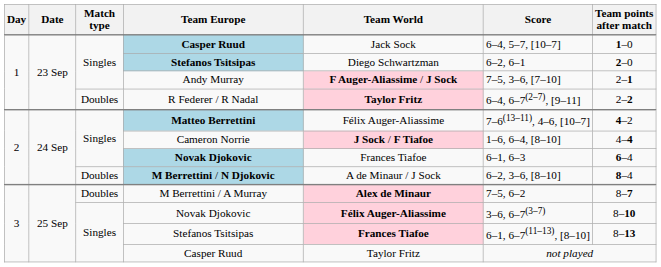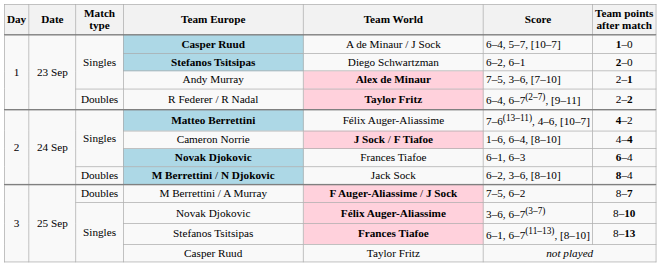(393, 44) Jack Sock -> (393, 44) A de Minaur / J Sock
(393, 79) F Auger-Aliassime / J Sock -> (393, 79) Alex de Minaur
(393, 175) A de Minaur / J Sock -> (393, 175) Jack Sock
(393, 194) Alex de Minaur -> (393, 194) F Auger-Aliassime / J Sock
